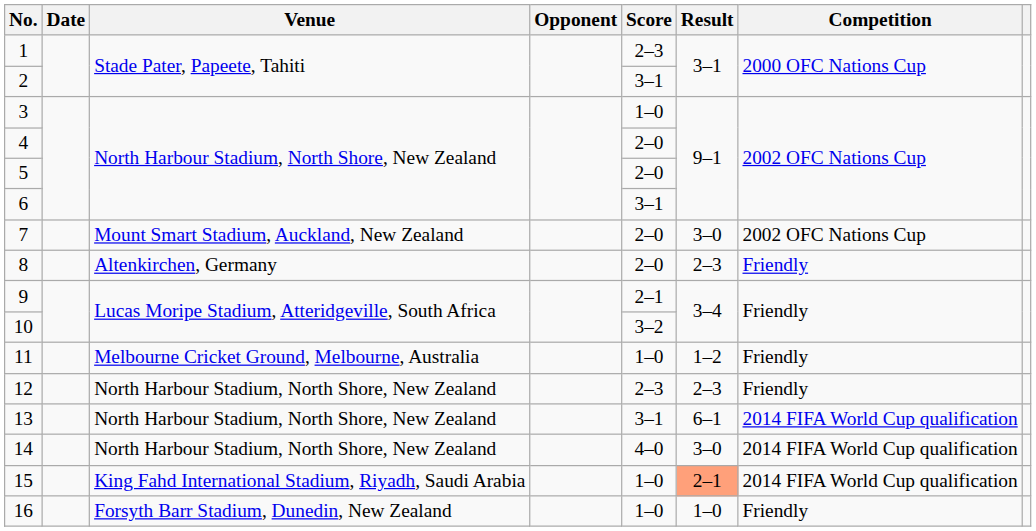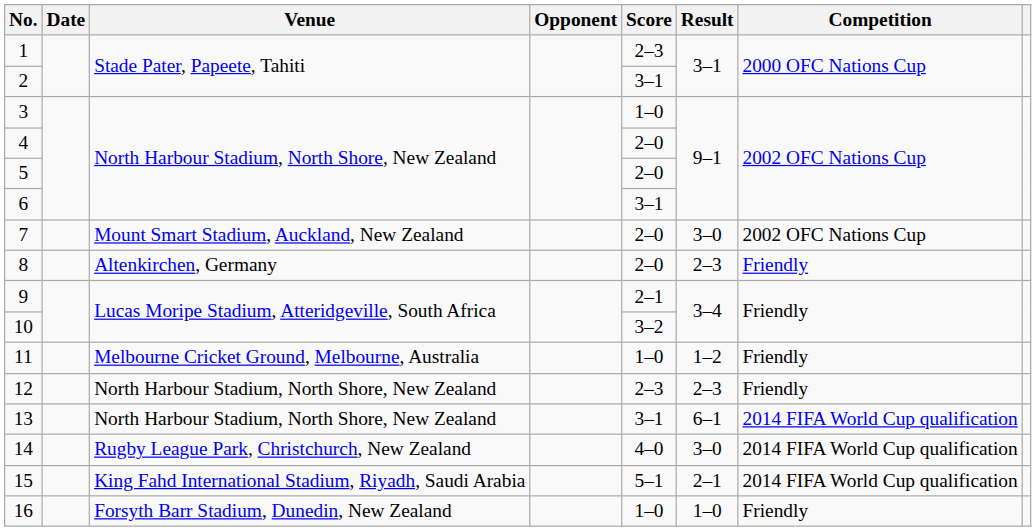(295, 449) North Harbour Stadium, North Shore, New Zealand -> (283, 449) Rugby League Park, Christchurch, New Zealand
(649, 480) 1–0 -> (649, 480) 5–1
(707, 480) lightsalmon background -> (707, 480) no background
